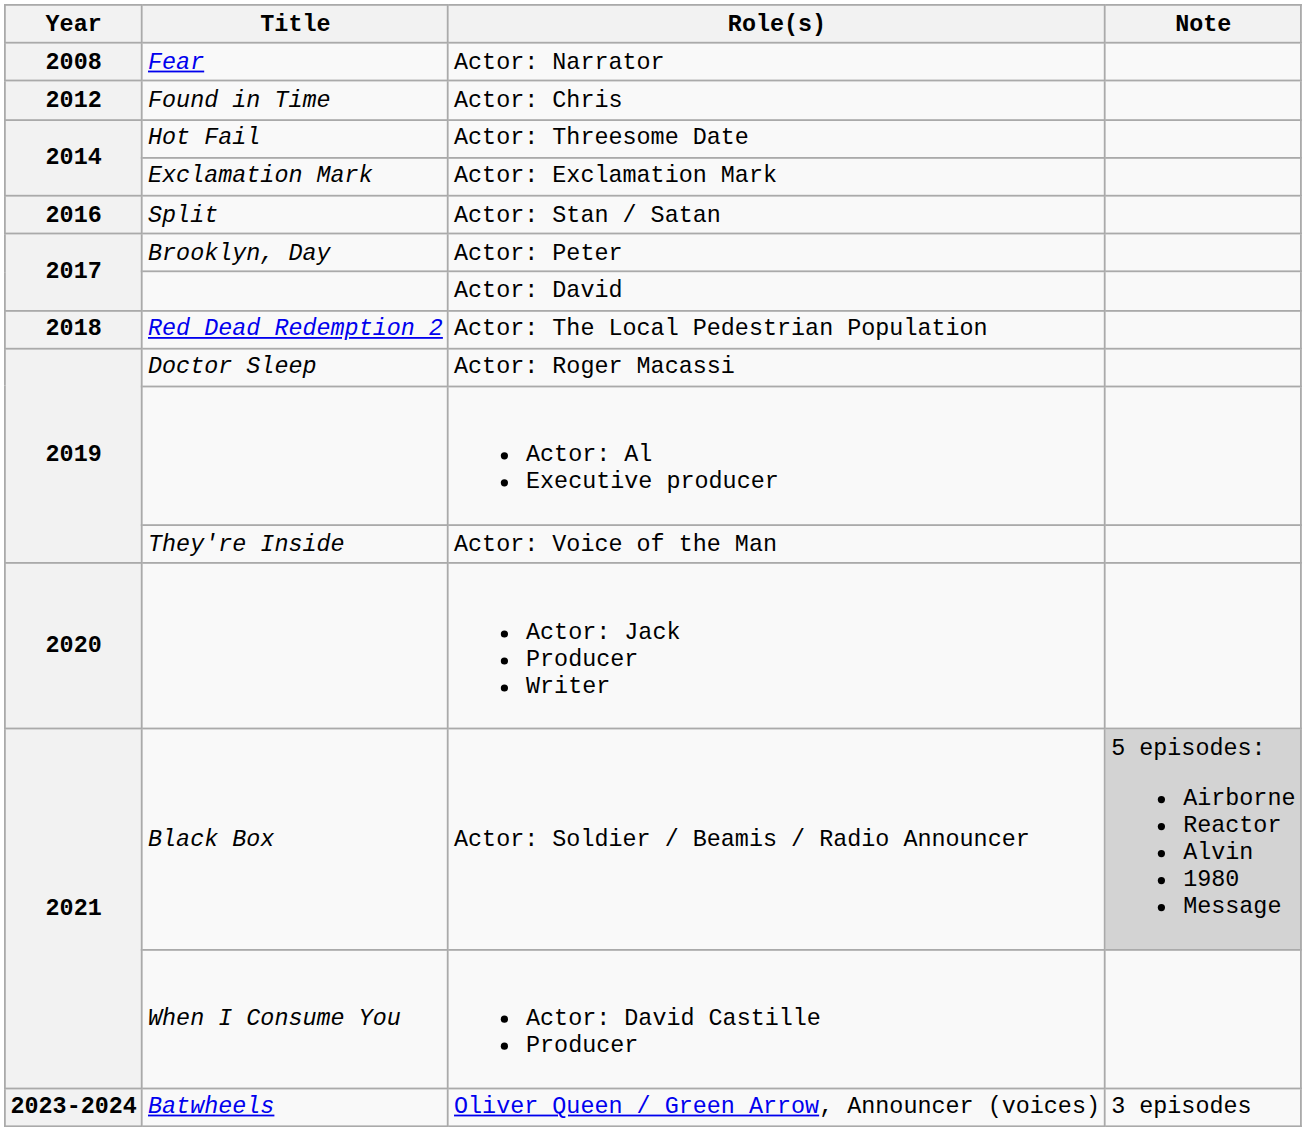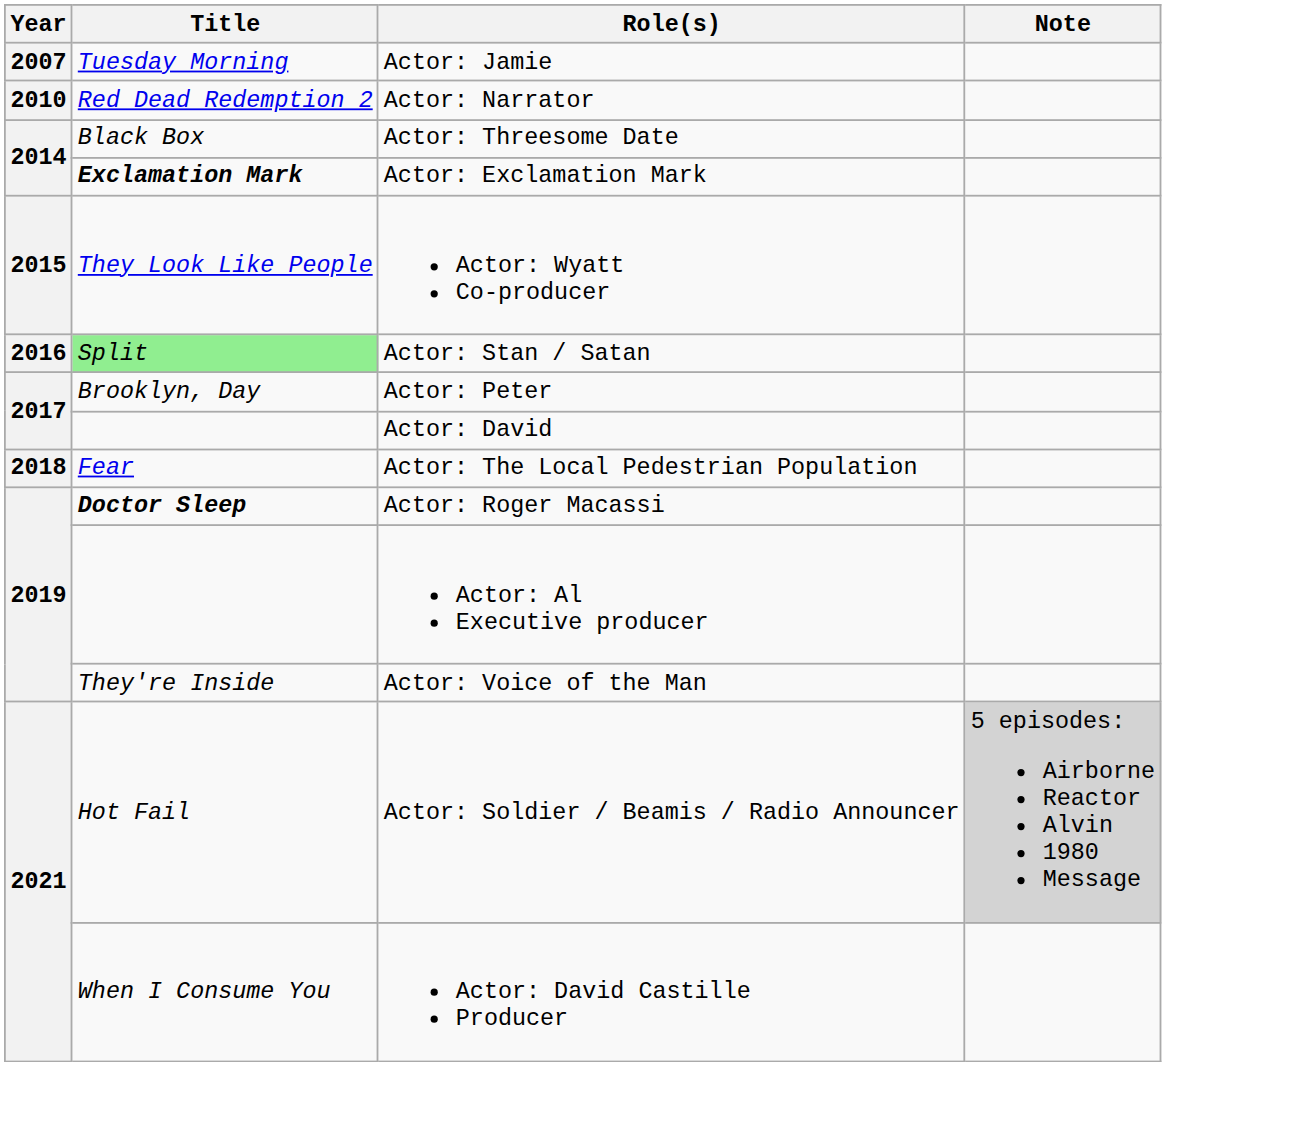+ row: (468, 62)
(74, 62) 2008 -> (39, 100) 2010
(176, 62) Fear -> (225, 100) Red Dead Redemption 2
- row: (538, 100)
(204, 138) Hot Fail -> (141, 138) Black Box
(260, 177) normal -> (190, 177) bold
+ row: (672, 279)
(183, 215) no background -> (113, 354) lightgreen background
(295, 329) Red Dead Redemption 2 -> (106, 468) Fear
(232, 367) normal -> (162, 506) bold
- row: (777, 660)
(211, 839) Black Box -> (134, 812) Hot Fail
- row: (777, 1107)
